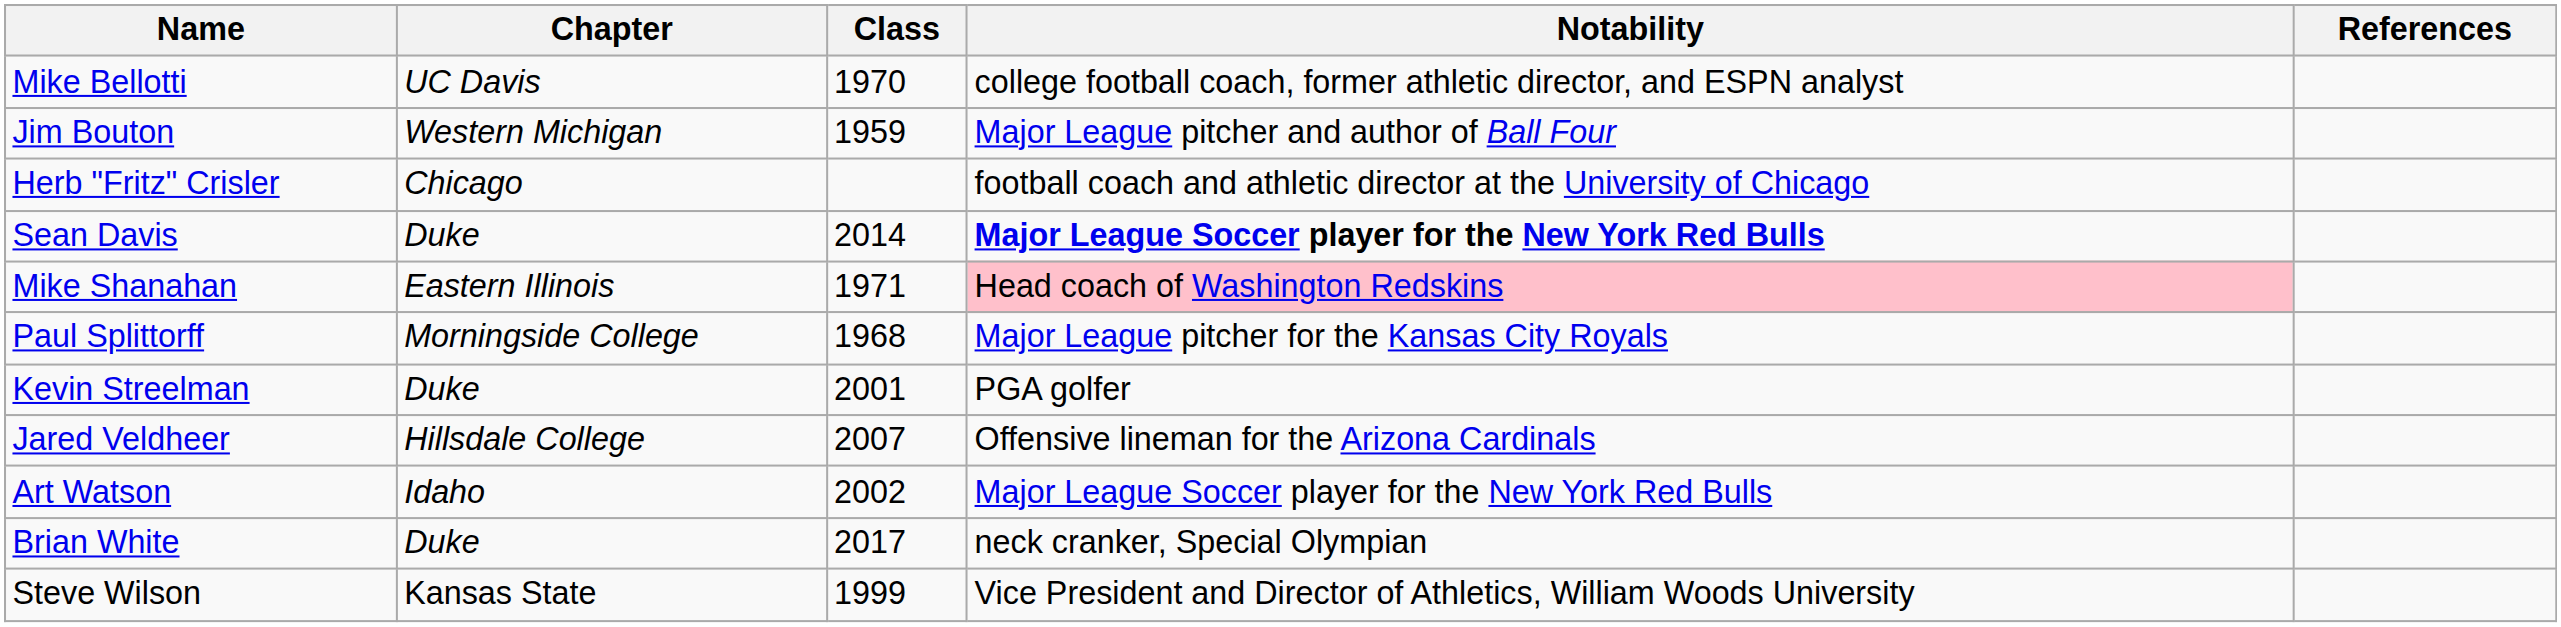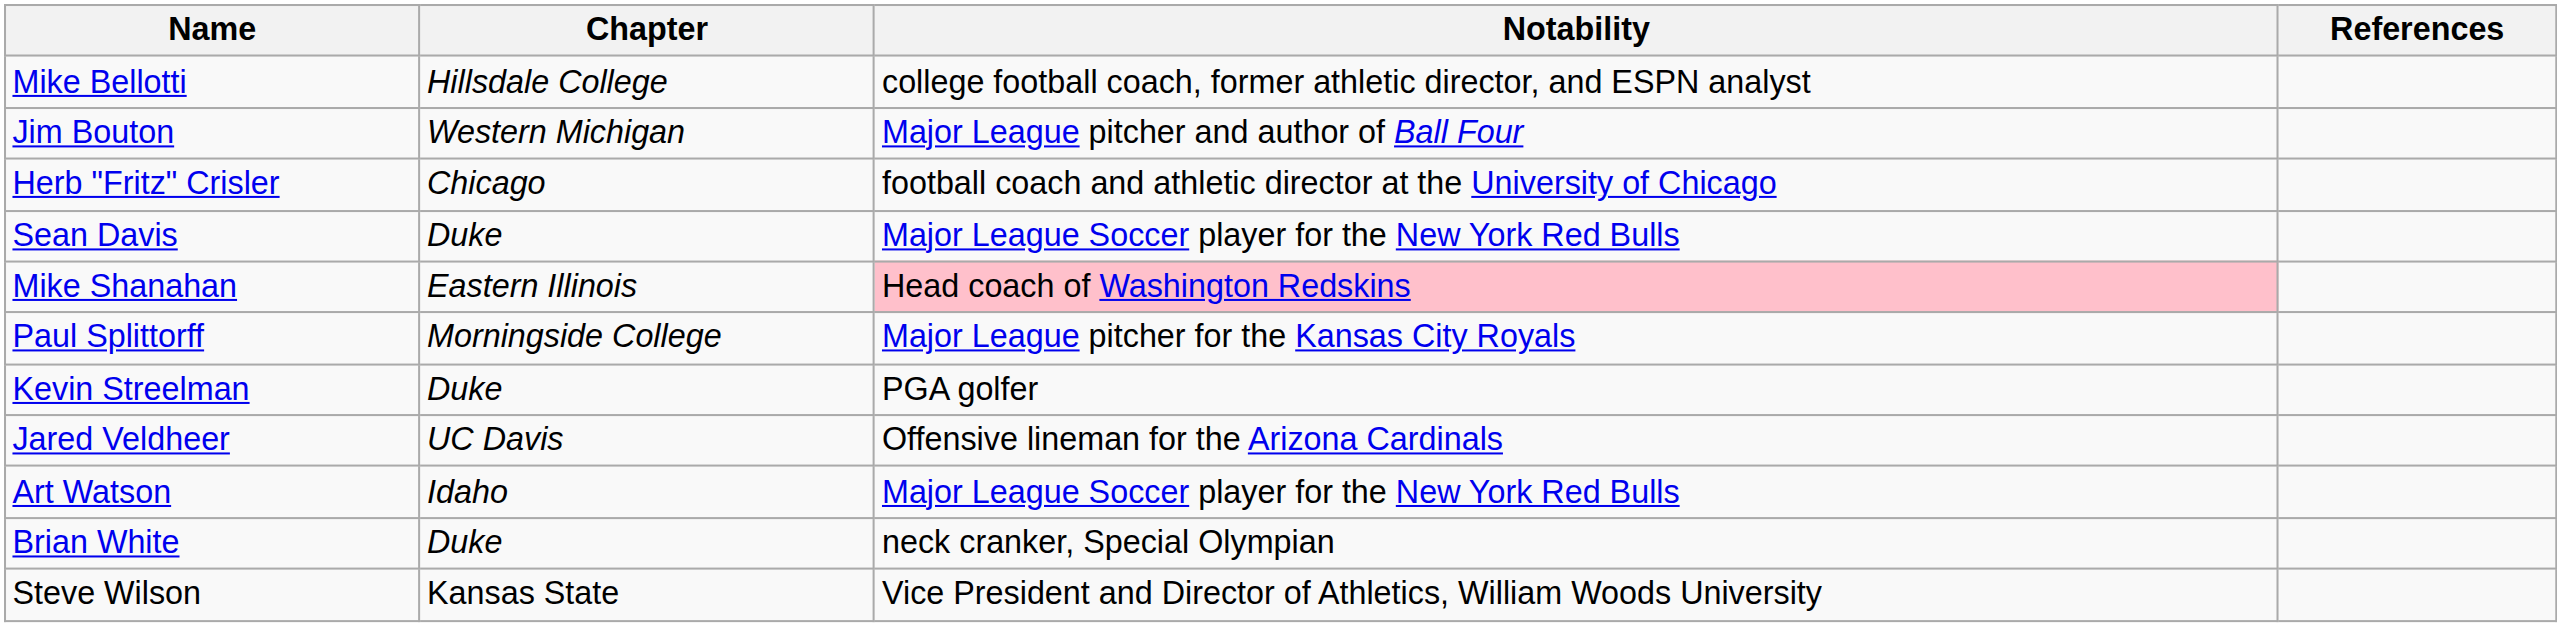- column: (897, 30)
(472, 81) UC Davis -> (547, 81) Hillsdale College
(1400, 235) bold -> (1281, 235) normal
(525, 440) Hillsdale College -> (495, 440) UC Davis
